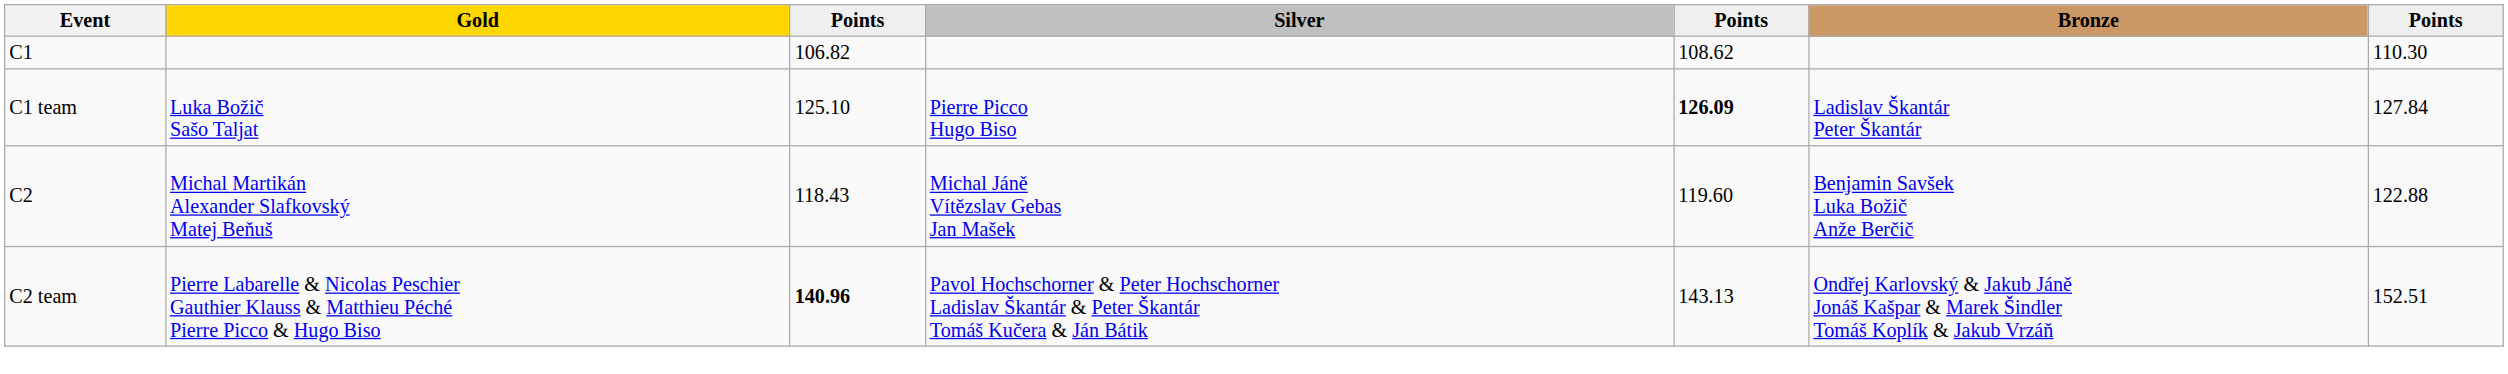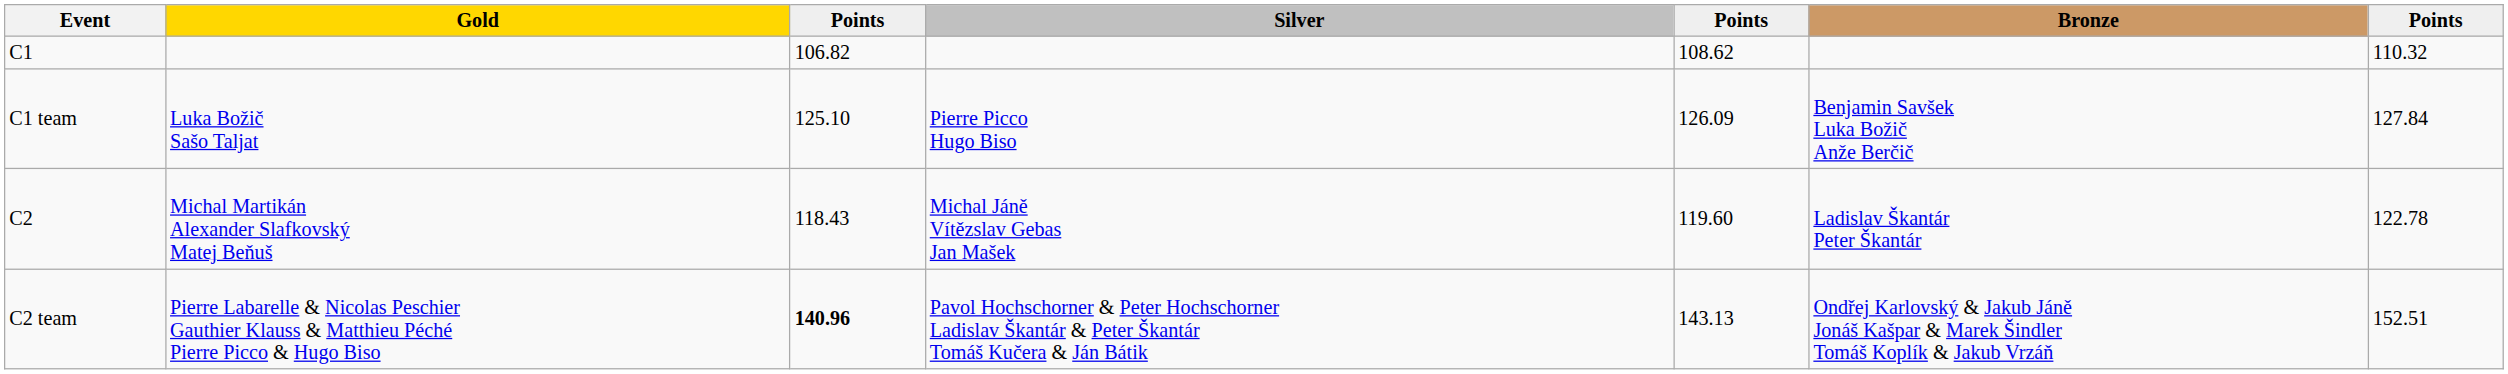(2400, 52) 110.30 -> (2400, 52) 110.32
(1706, 107) bold -> (1706, 118) normal
(1881, 118) Ladislav Škantár Peter Škantár -> (1884, 129) Benjamin Savšek Luka Božič Anže Berčič
(1884, 207) Benjamin Savšek Luka Božič Anže Berčič -> (1881, 229) Ladislav Škantár Peter Škantár
(2400, 195) 122.88 -> (2400, 218) 122.78
